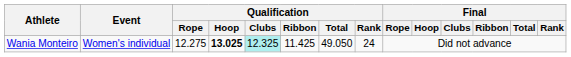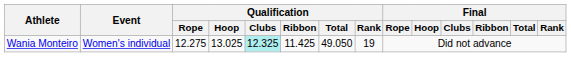(227, 44) bold -> (227, 44) normal
(369, 44) 24 -> (369, 44) 19
